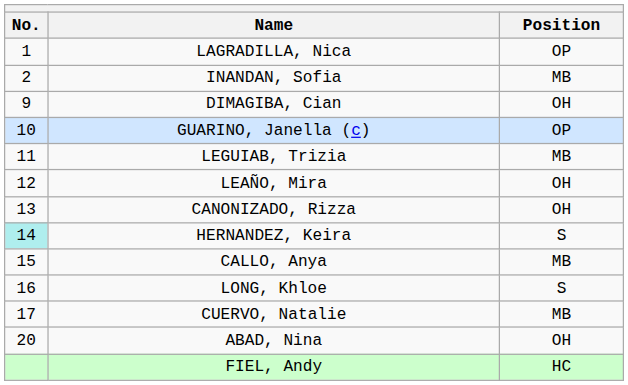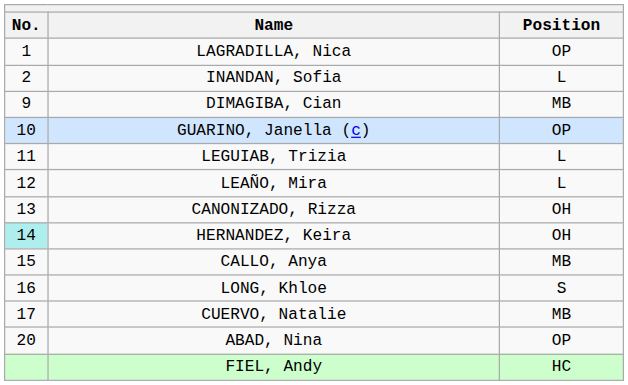(562, 78) MB -> (561, 78) L
(562, 104) OH -> (562, 104) MB
(562, 157) MB -> (561, 157) L
(562, 183) OH -> (561, 183) L
(561, 236) S -> (562, 236) OH
(562, 341) OH -> (562, 341) OP
